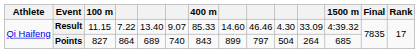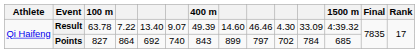(100, 27) 11.15 -> (100, 27) 63.78
(204, 27) 85.33 -> (204, 27) 49.39
(152, 42) 689 -> (152, 42) 692
(286, 42) 504 -> (286, 42) 702
(311, 42) 264 -> (311, 42) 784
